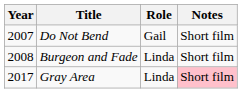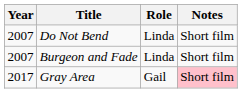(155, 35) Gail -> (159, 35) Linda
(21, 56) 2008 -> (21, 56) 2007
(159, 77) Linda -> (155, 77) Gail
